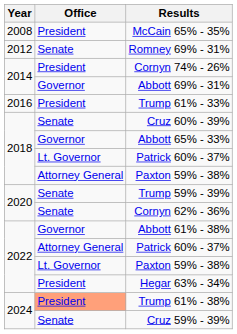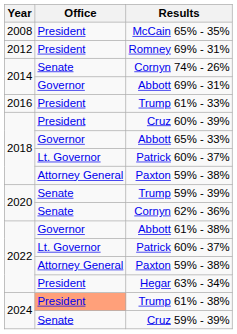(55, 49) Senate -> (61, 49) President
(61, 67) President -> (55, 67) Senate
(55, 121) Senate -> (61, 121) President
(80, 247) Attorney General -> (69, 247) Lt. Governor
(69, 265) Lt. Governor -> (80, 265) Attorney General
